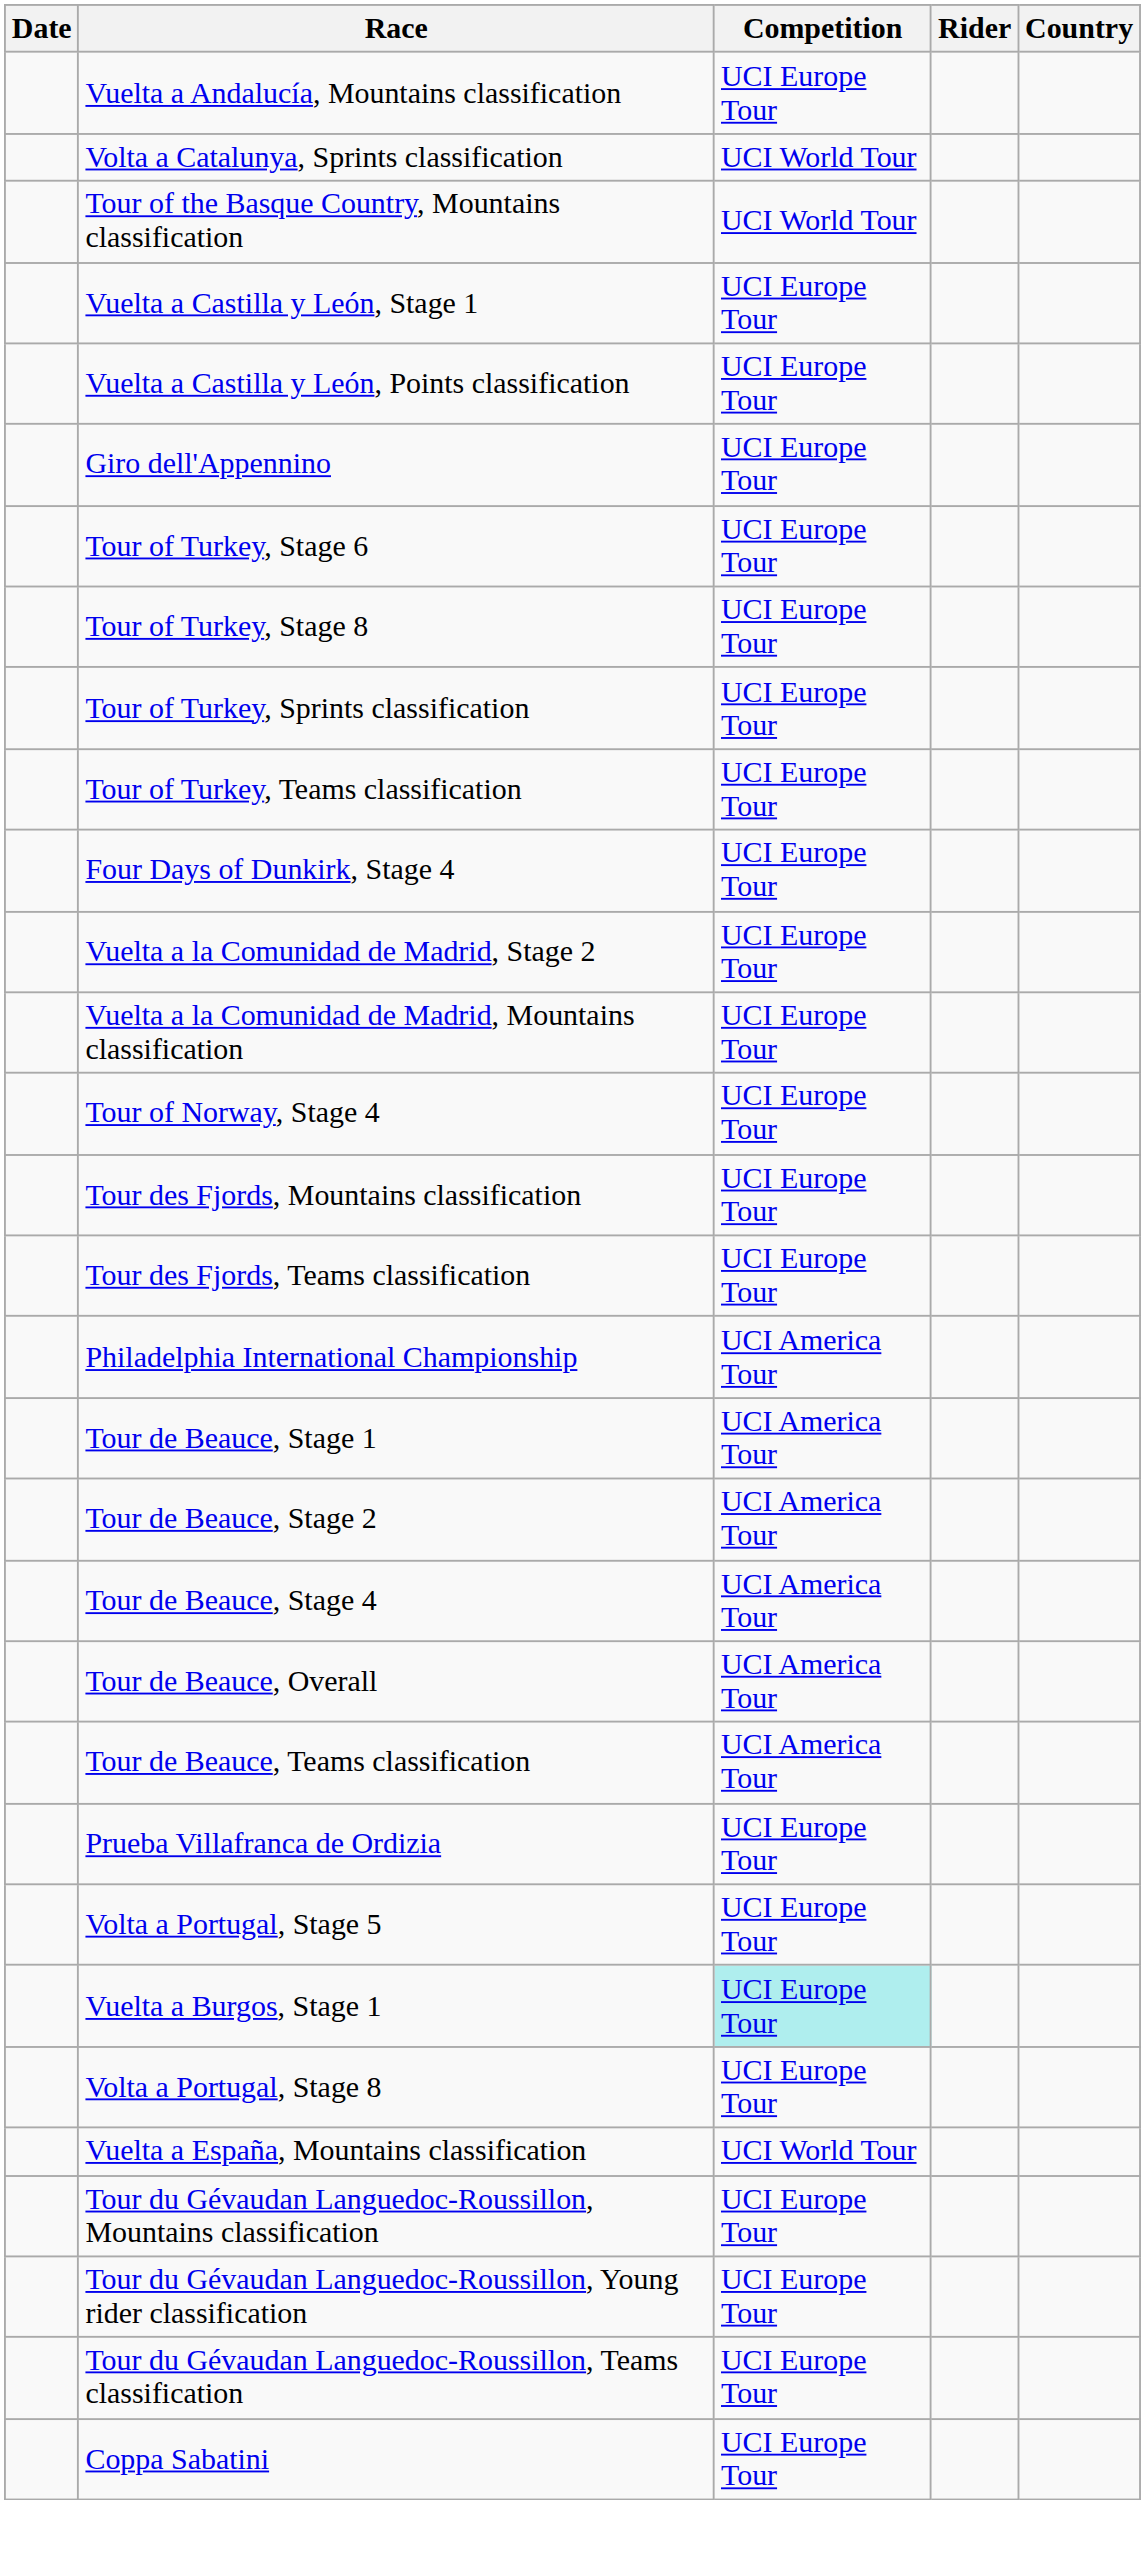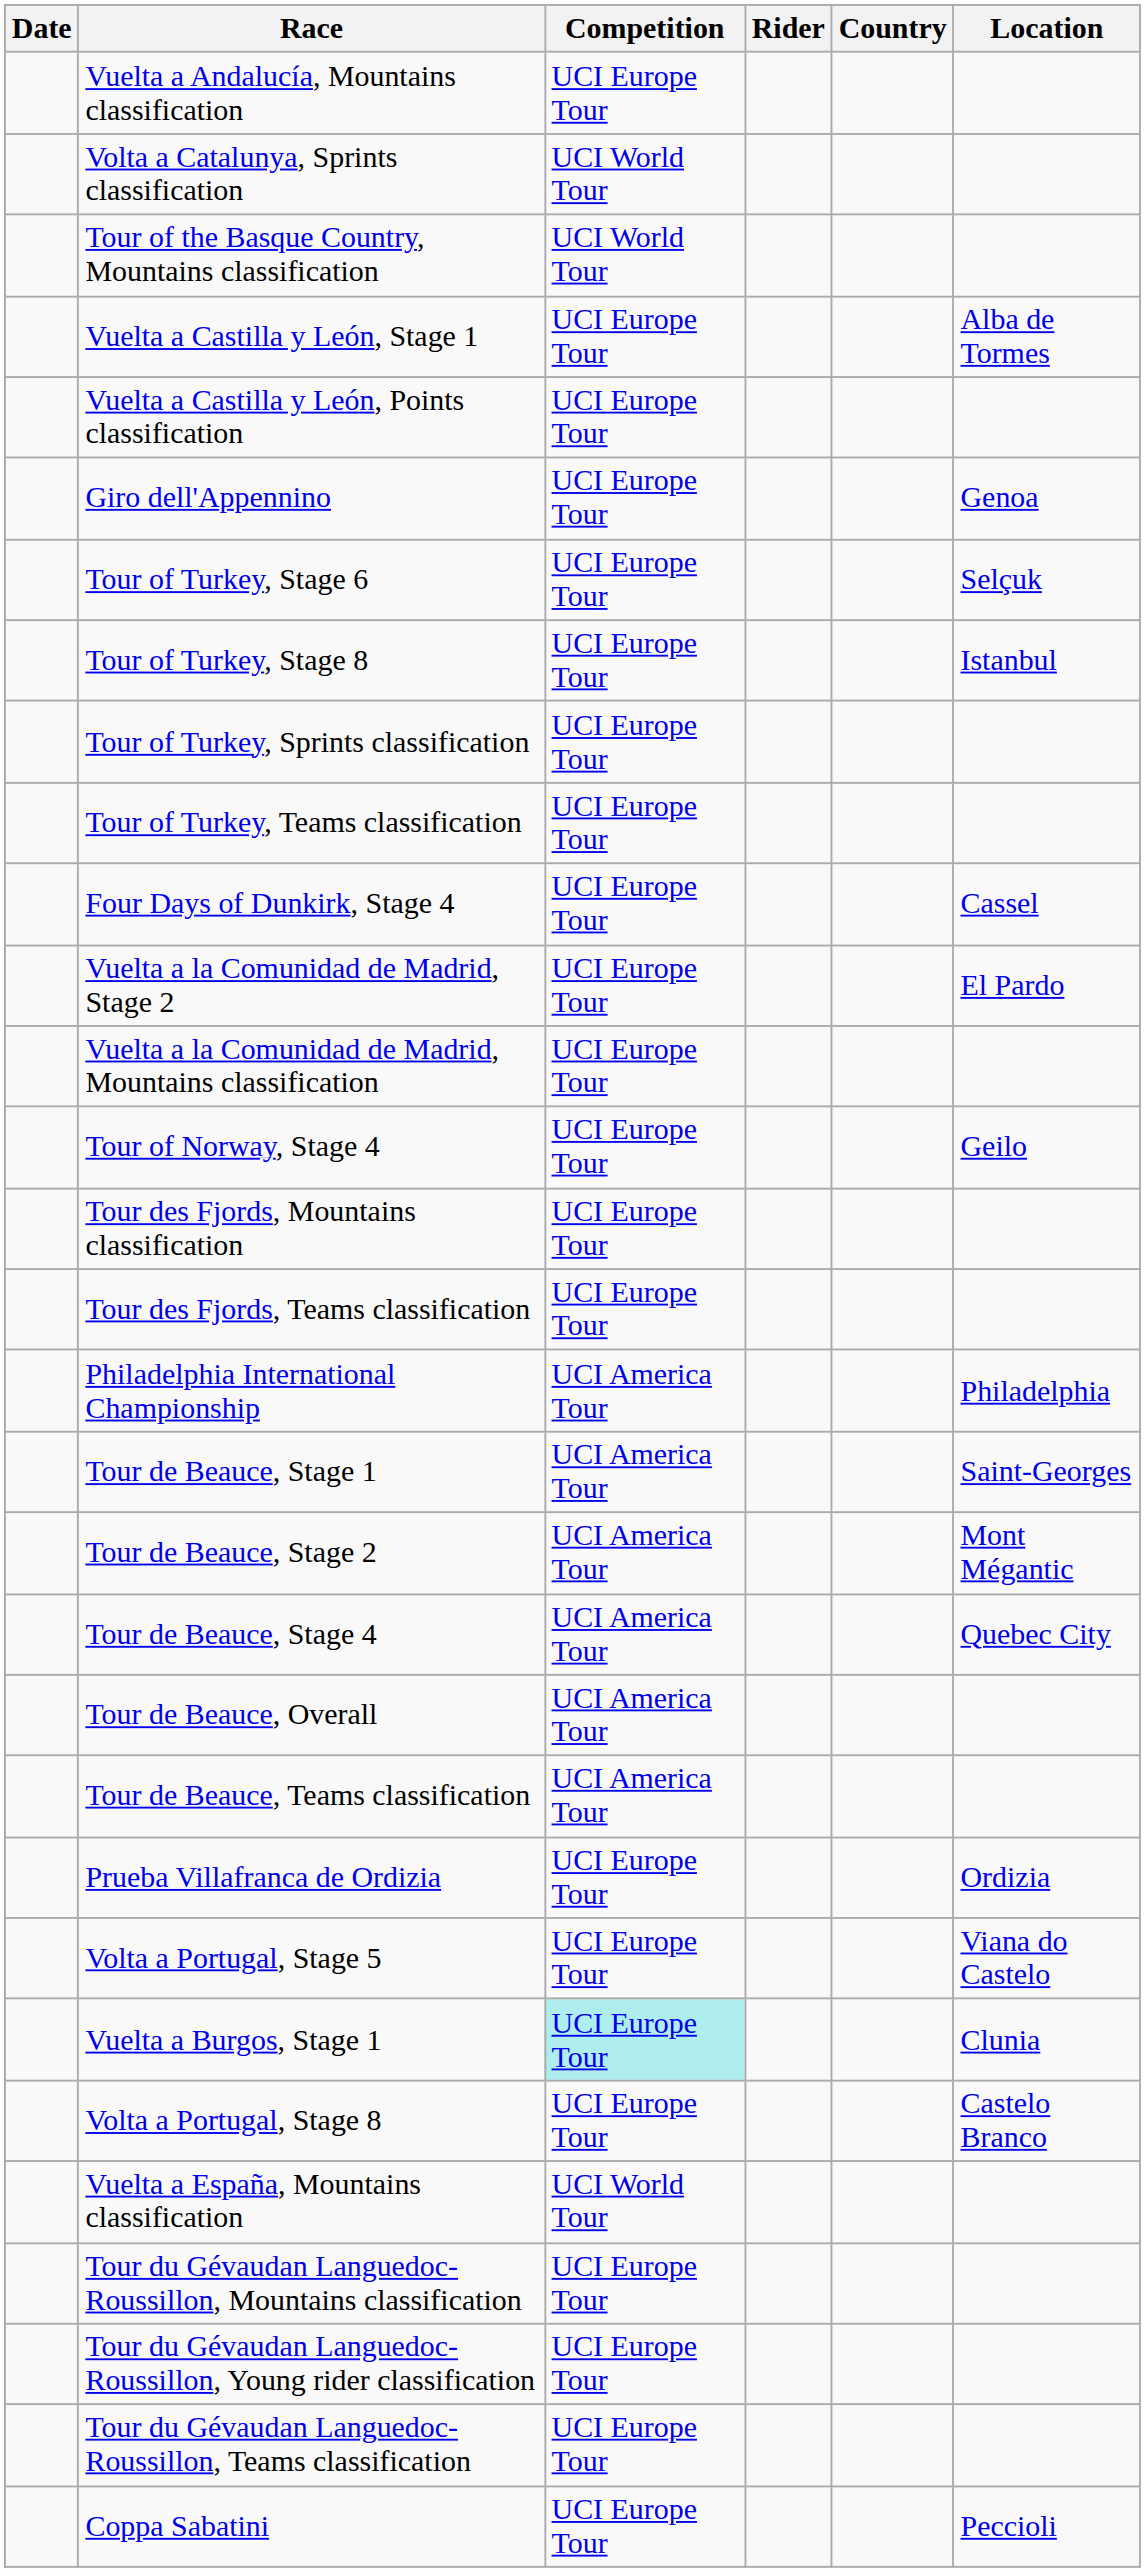+ column: (1047, 28)
